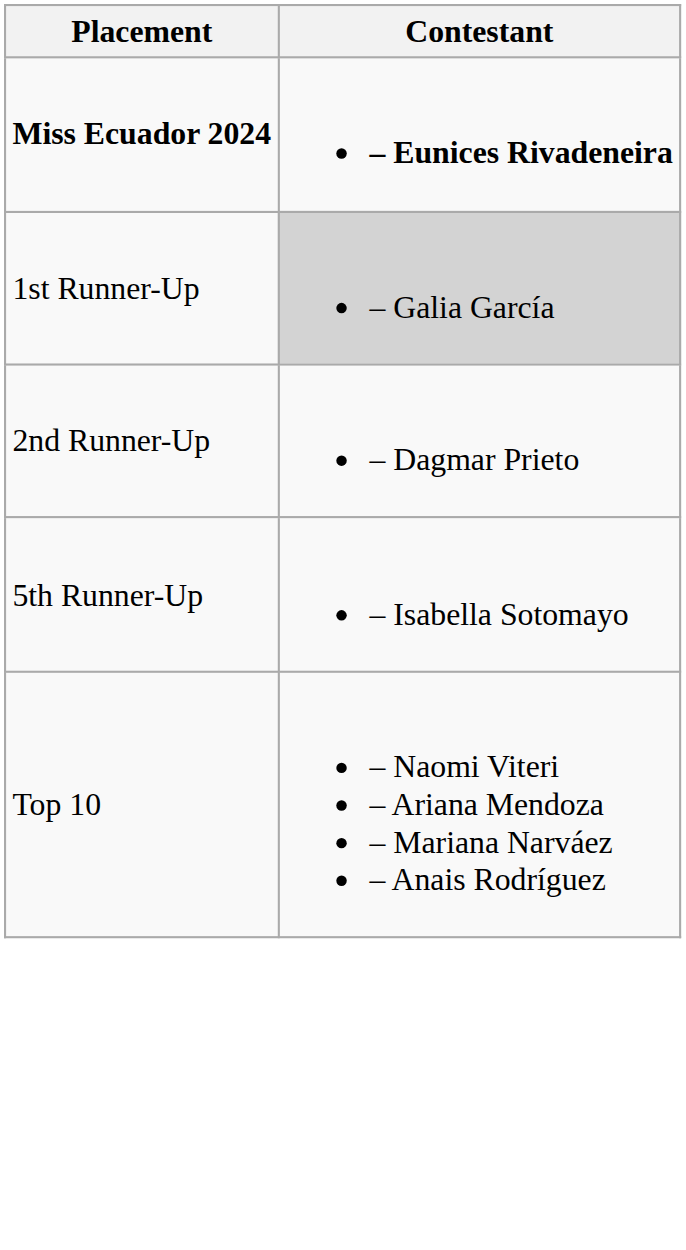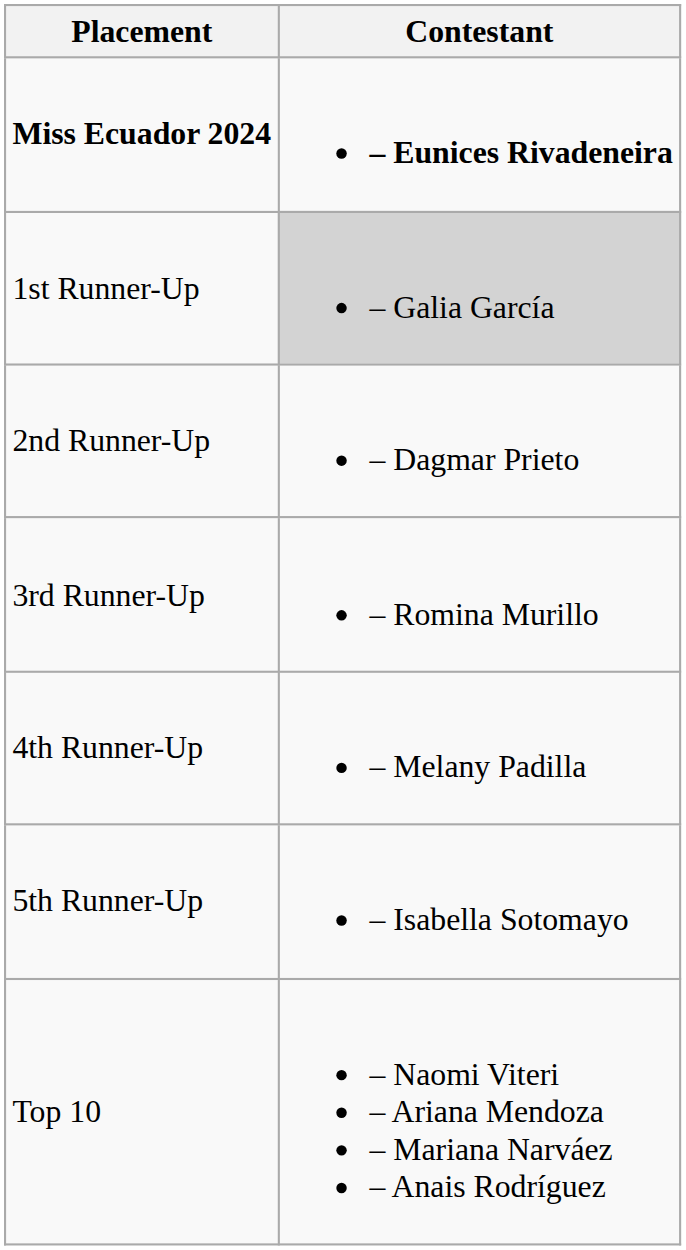+ row: (109, 594)
+ row: (108, 747)
